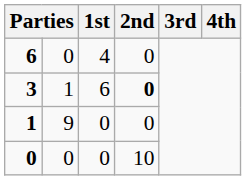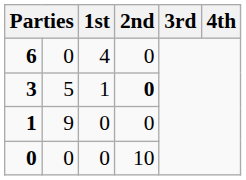(69, 89) 1 -> (69, 89) 5
(105, 89) 6 -> (105, 89) 1
